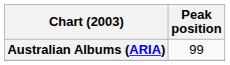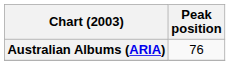(196, 49) 99 -> (196, 49) 76
